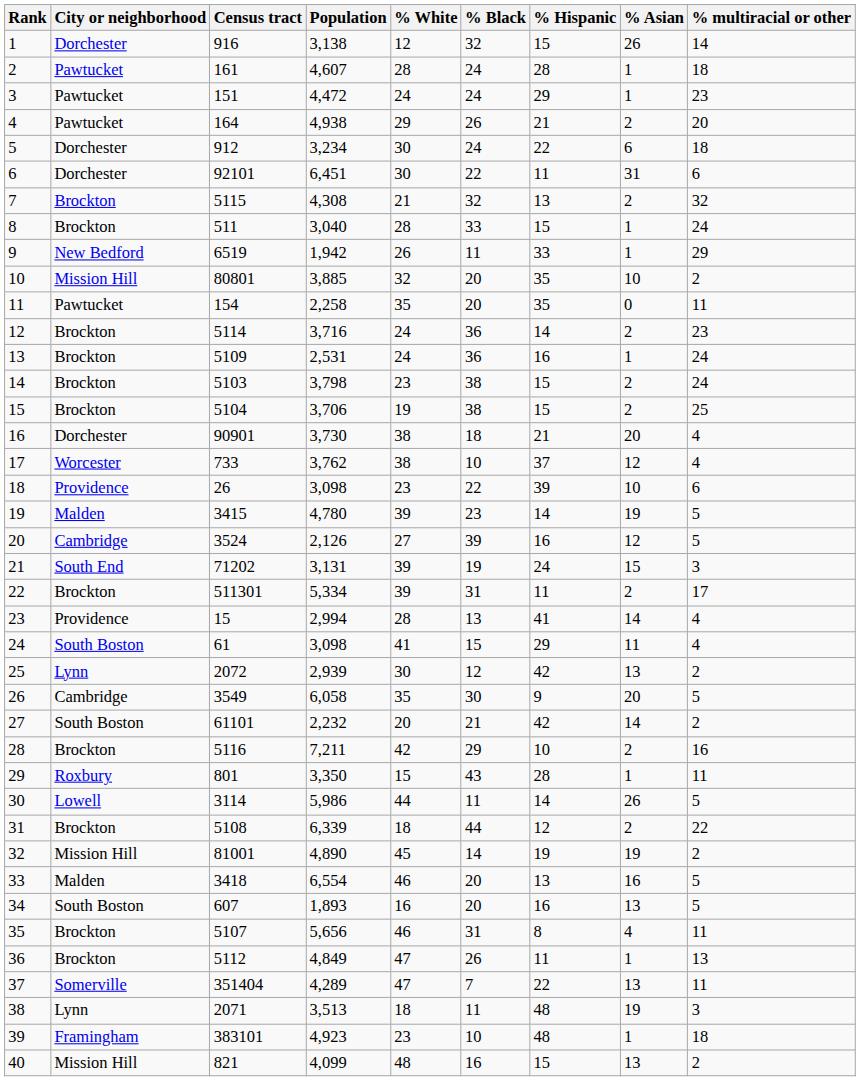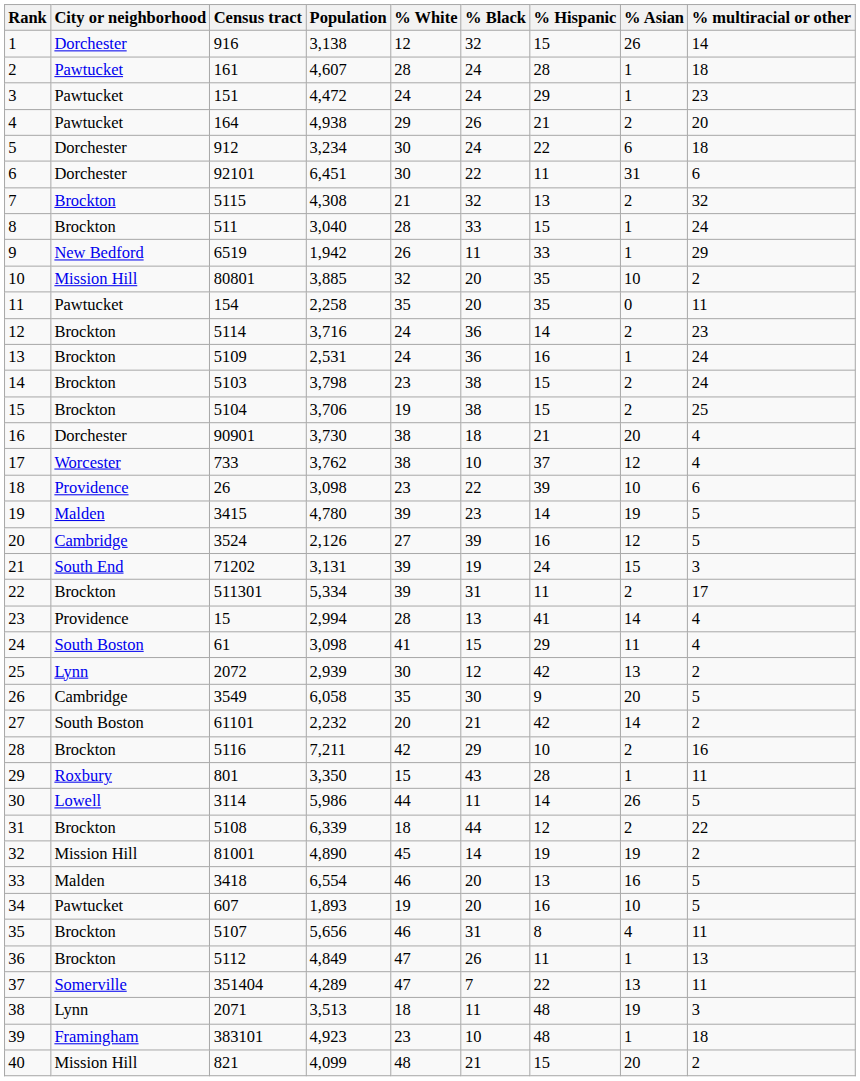(99, 906) South Boston -> (89, 906) Pawtucket
(402, 906) 16 -> (402, 906) 19
(632, 906) 13 -> (632, 906) 10
(473, 1063) 16 -> (473, 1063) 21
(632, 1063) 13 -> (632, 1063) 20
